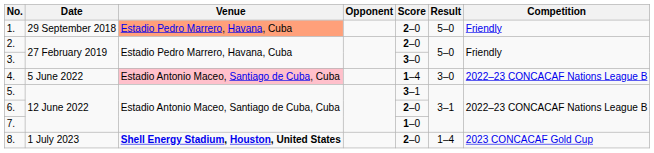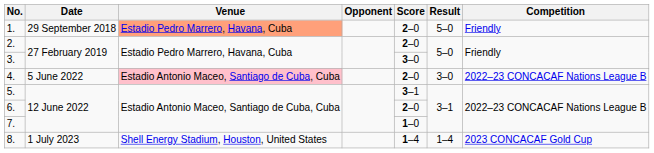(412, 76) 1–4 -> (411, 76) 2–0
(231, 140) bold -> (224, 140) normal
(412, 140) 2–0 -> (411, 140) 1–4
